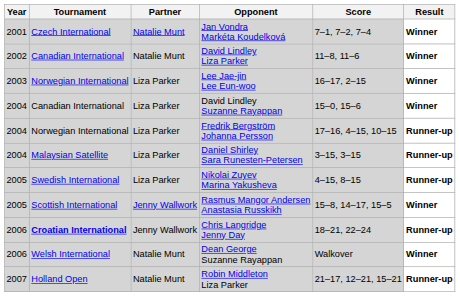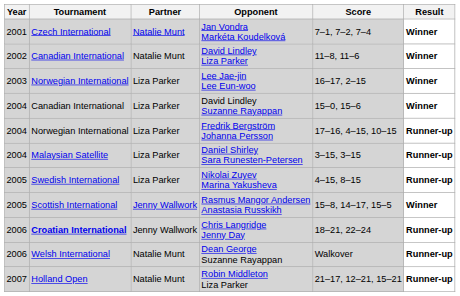(422, 255) Winner -> (429, 255) Runner-up
